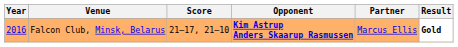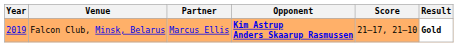columns swapped: (387, 11) <-> (199, 11)
(16, 30) 2016 -> (16, 30) 2019
